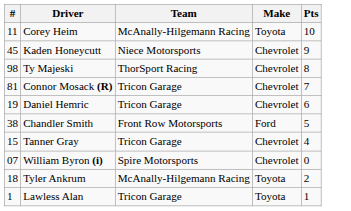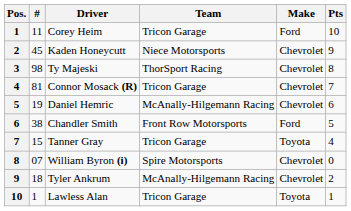+ column: (17, 13)
(184, 32) McAnally-Hilgemann Racing -> (174, 32) Tricon Garage
(270, 32) Toyota -> (290, 32) Ford
(150, 105) Tricon Garage -> (208, 105) McAnally-Hilgemann Racing
(277, 141) Chevrolet -> (295, 141) Toyota
(270, 178) Toyota -> (301, 178) Chevrolet
